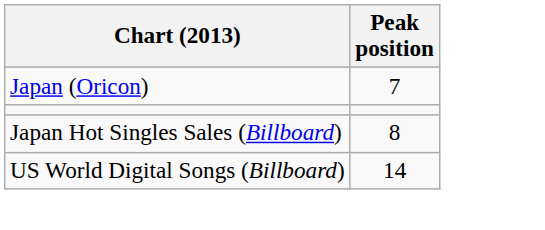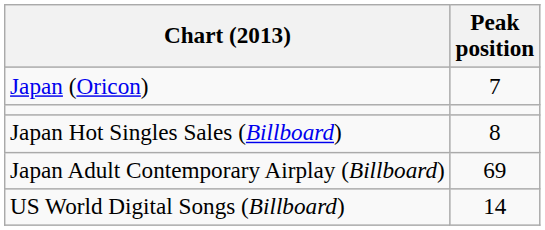+ row: (227, 170)
